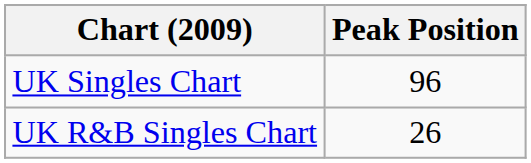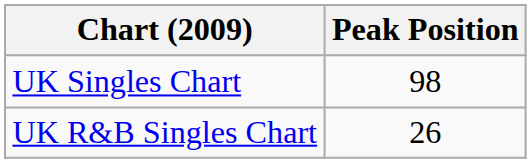(425, 81) 96 -> (425, 81) 98
